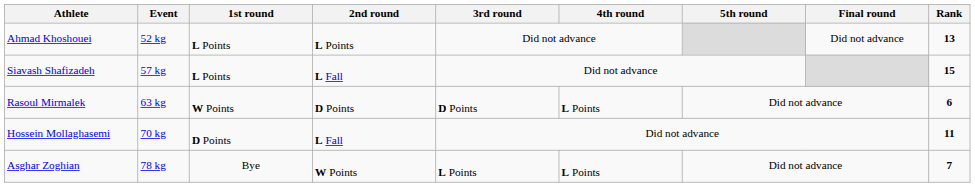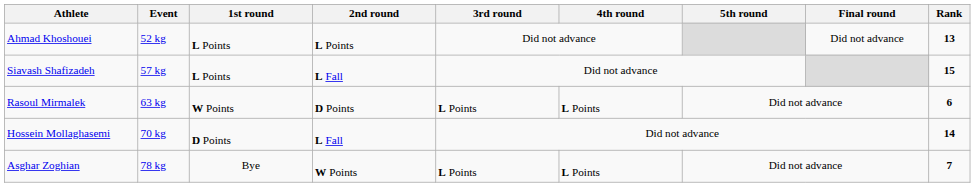(458, 109) D Points -> (458, 109) L Points
(949, 134) 11 -> (949, 134) 14
